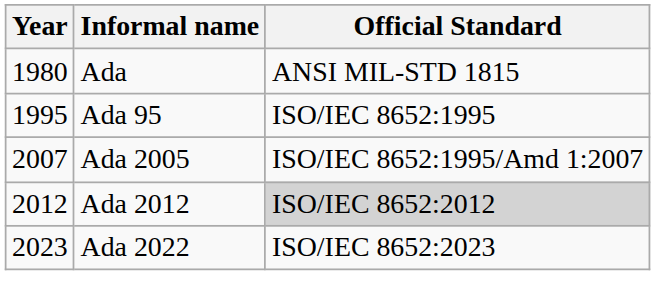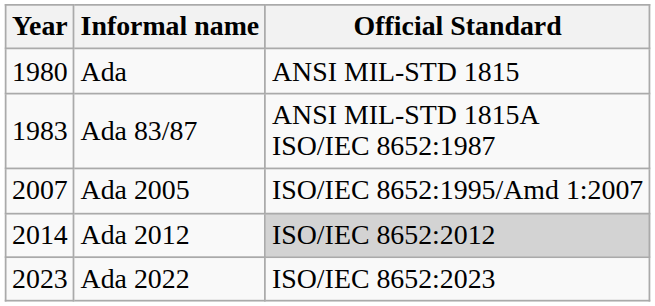+ row: (139, 130)
- row: (121, 114)
(40, 203) 2012 -> (40, 234) 2014
